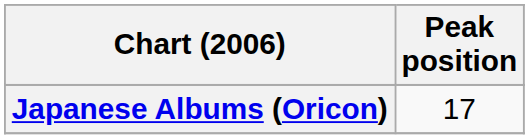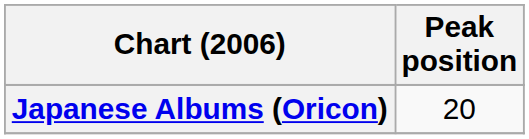(459, 108) 17 -> (459, 108) 20
